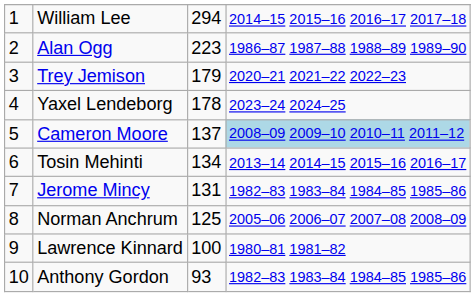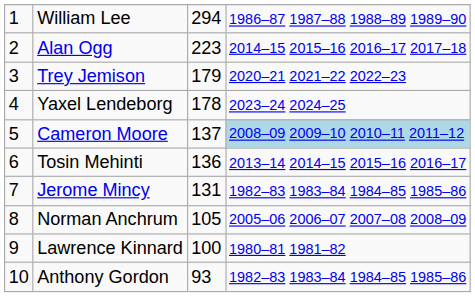(348, 19) 2014–15 2015–16 2016–17 2017–18 -> (348, 19) 1986–87 1987–88 1988–89 1989–90
(348, 48) 1986–87 1987–88 1988–89 1989–90 -> (348, 48) 2014–15 2015–16 2016–17 2017–18
(206, 162) 134 -> (206, 162) 136
(206, 219) 125 -> (206, 219) 105
